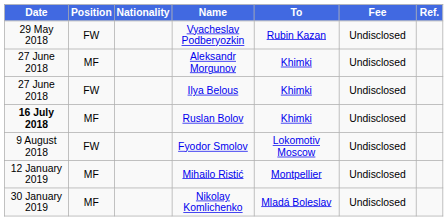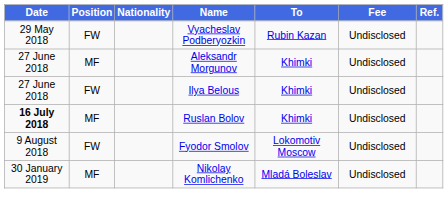- row: (213, 175)
